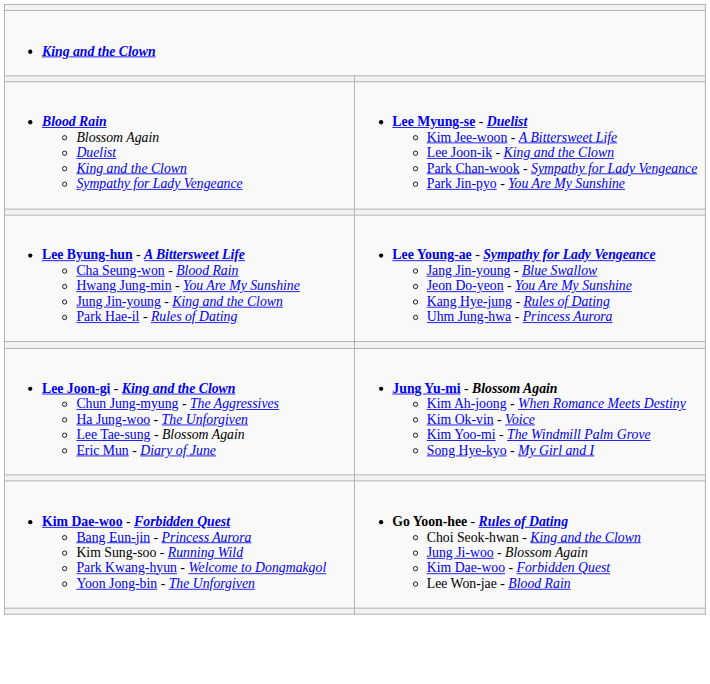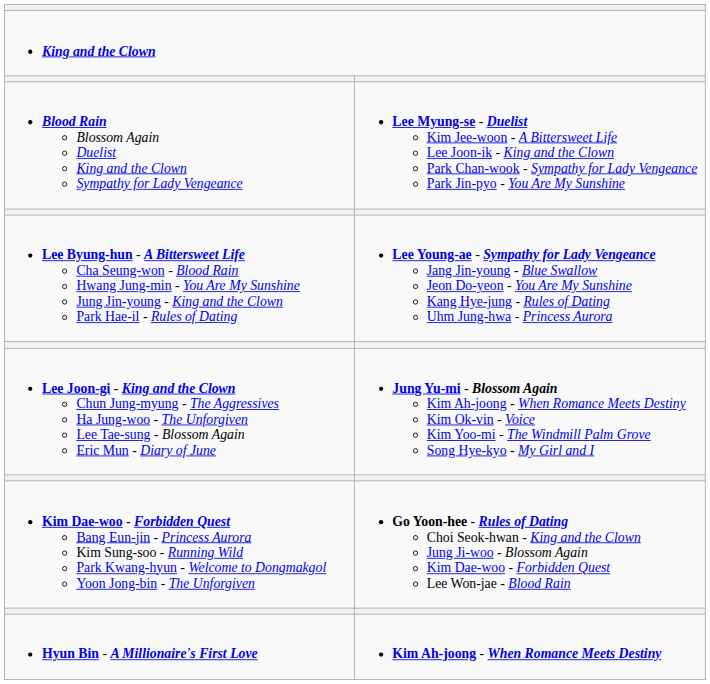+ row: (180, 654)
